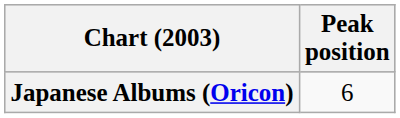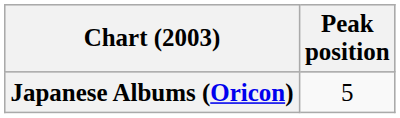(347, 91) 6 -> (347, 91) 5
